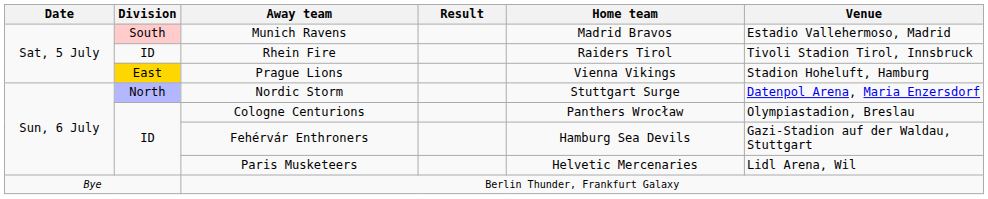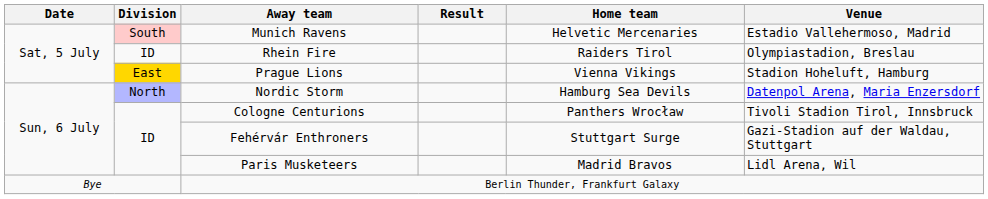(625, 34) Madrid Bravos -> (625, 34) Helvetic Mercenaries
(860, 54) Tivoli Stadion Tirol, Innsbruck -> (831, 54) Olympiastadion, Breslau
(625, 93) Stuttgart Surge -> (625, 93) Hamburg Sea Devils
(831, 112) Olympiastadion, Breslau -> (860, 112) Tivoli Stadion Tirol, Innsbruck
(625, 139) Hamburg Sea Devils -> (625, 139) Stuttgart Surge
(625, 165) Helvetic Mercenaries -> (625, 165) Madrid Bravos
